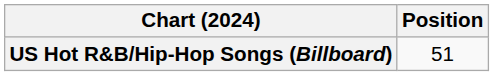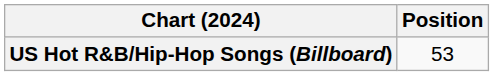(443, 53) 51 -> (443, 53) 53
